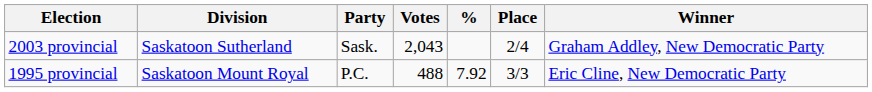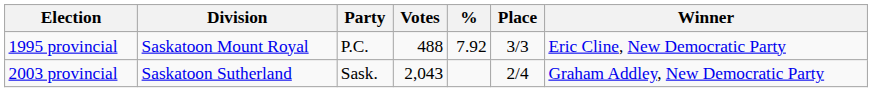rows swapped: (63, 73) <-> (63, 45)
